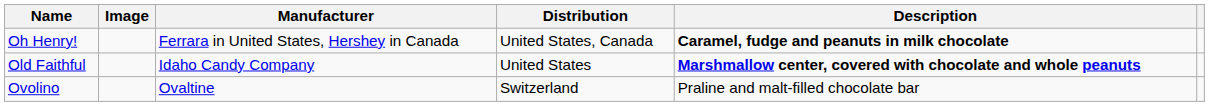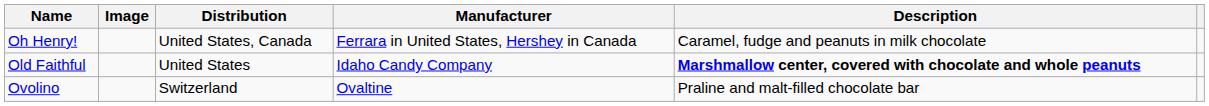columns swapped: (585, 16) <-> (326, 16)
(843, 40) bold -> (832, 40) normal
